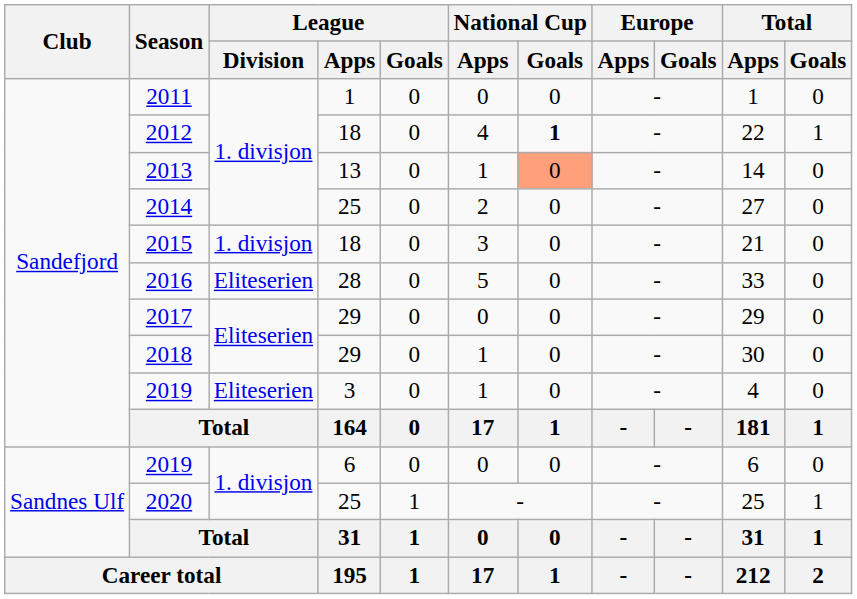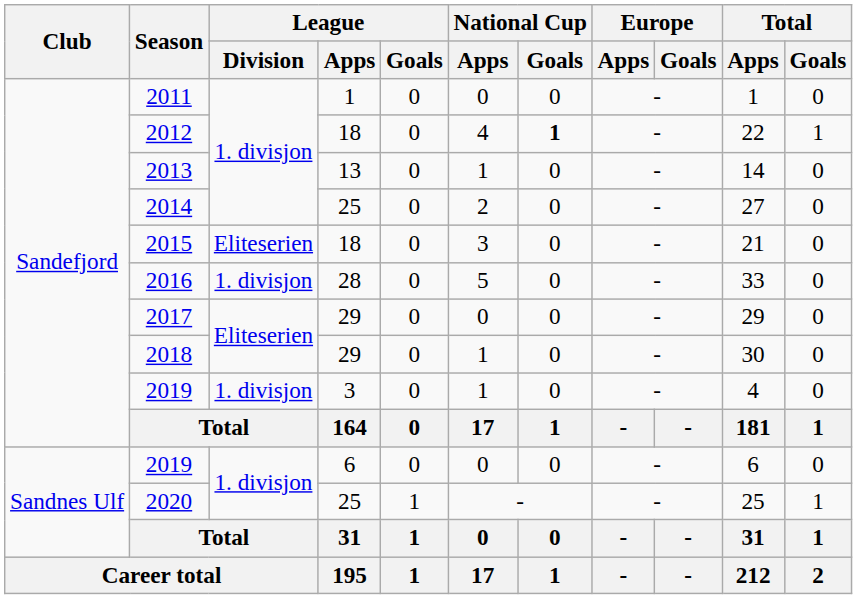(555, 170) lightsalmon background -> (555, 170) no background
(263, 243) 1. divisjon -> (263, 243) Eliteserien
(263, 280) Eliteserien -> (263, 280) 1. divisjon
(263, 390) Eliteserien -> (263, 390) 1. divisjon
